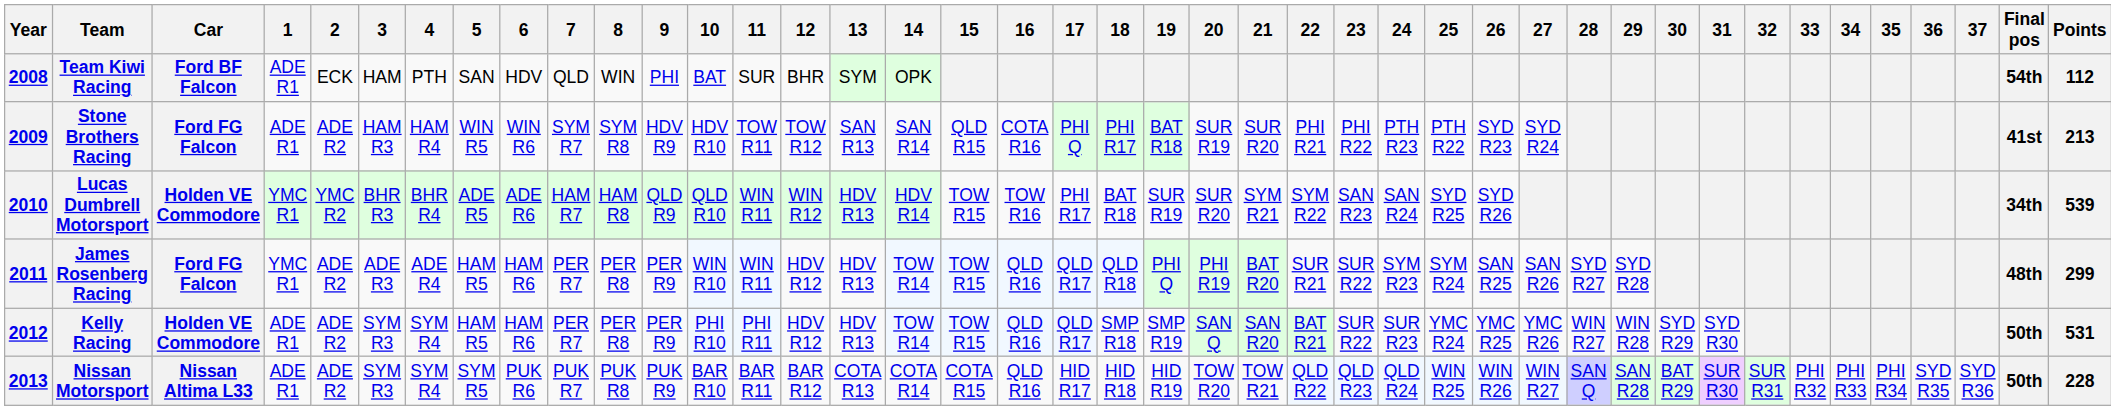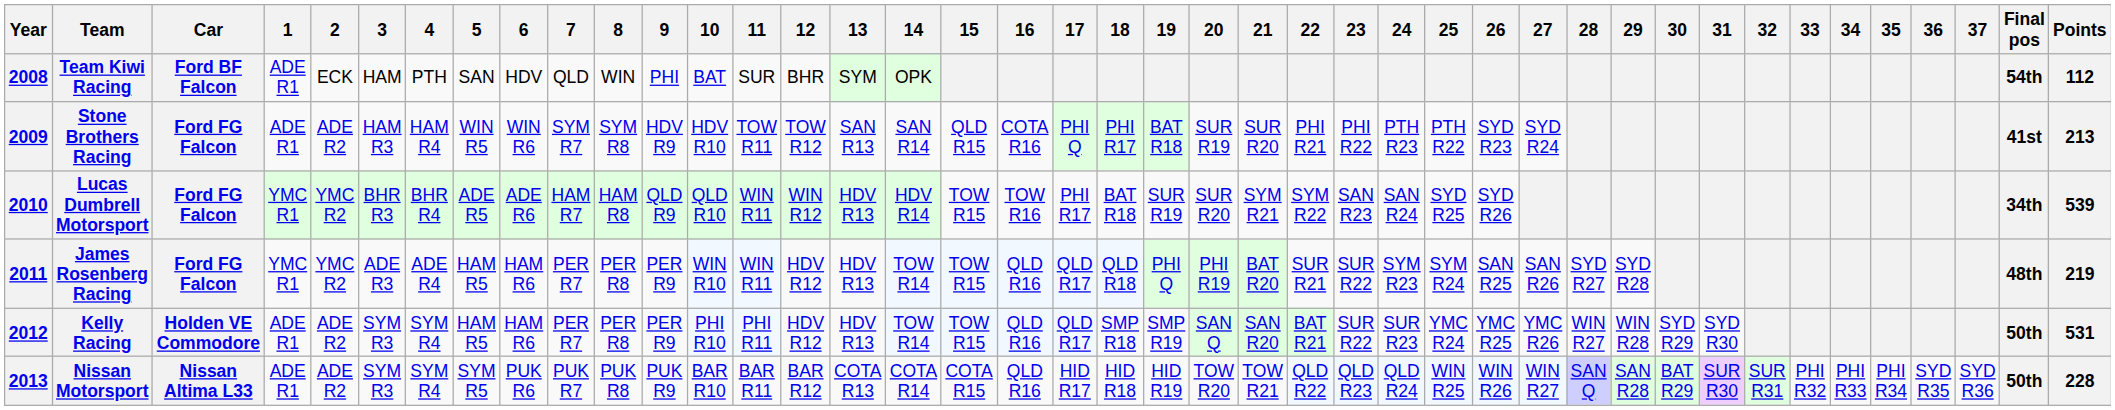(208, 205) Holden VE Commodore -> (208, 205) Ford FG Falcon
(335, 274) ADE R2 -> (335, 274) YMC R2
(2080, 274) 299 -> (2080, 274) 219
